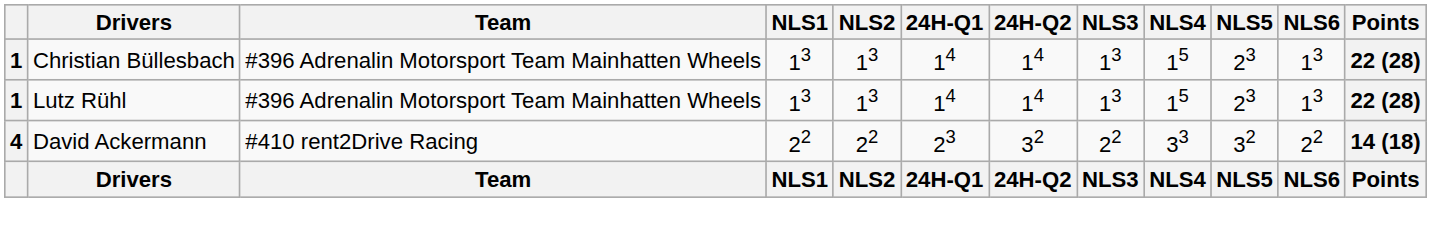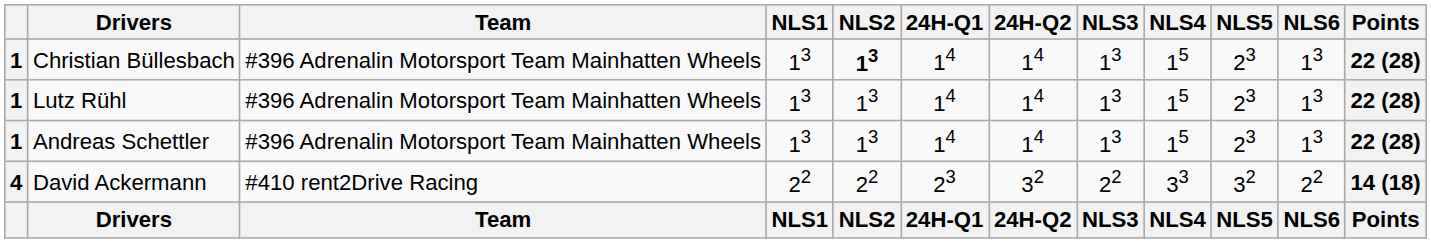(867, 60) normal -> (867, 60) bold
+ row: (121, 141)
